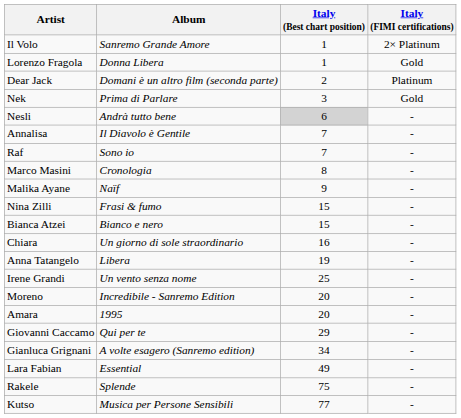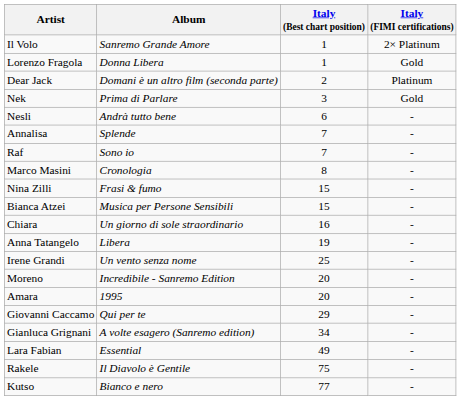(324, 116) lightgrey background -> (324, 116) no background
(145, 134) Il Diavolo è Gentile -> (118, 134) Splende
- row: (38, 188)
(131, 224) Bianco e nero -> (166, 206) Musica per Persone Sensibili
(118, 386) Splende -> (145, 368) Il Diavolo è Gentile
(166, 404) Musica per Persone Sensibili -> (131, 386) Bianco e nero
